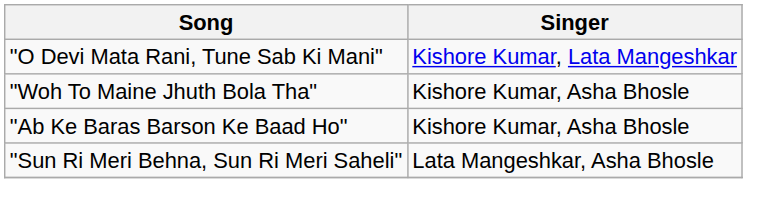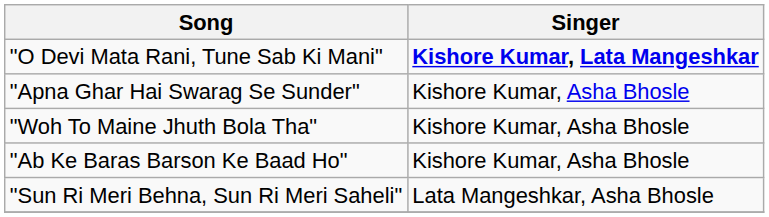(575, 57) normal -> (586, 57) bold
+ row: (185, 92)
